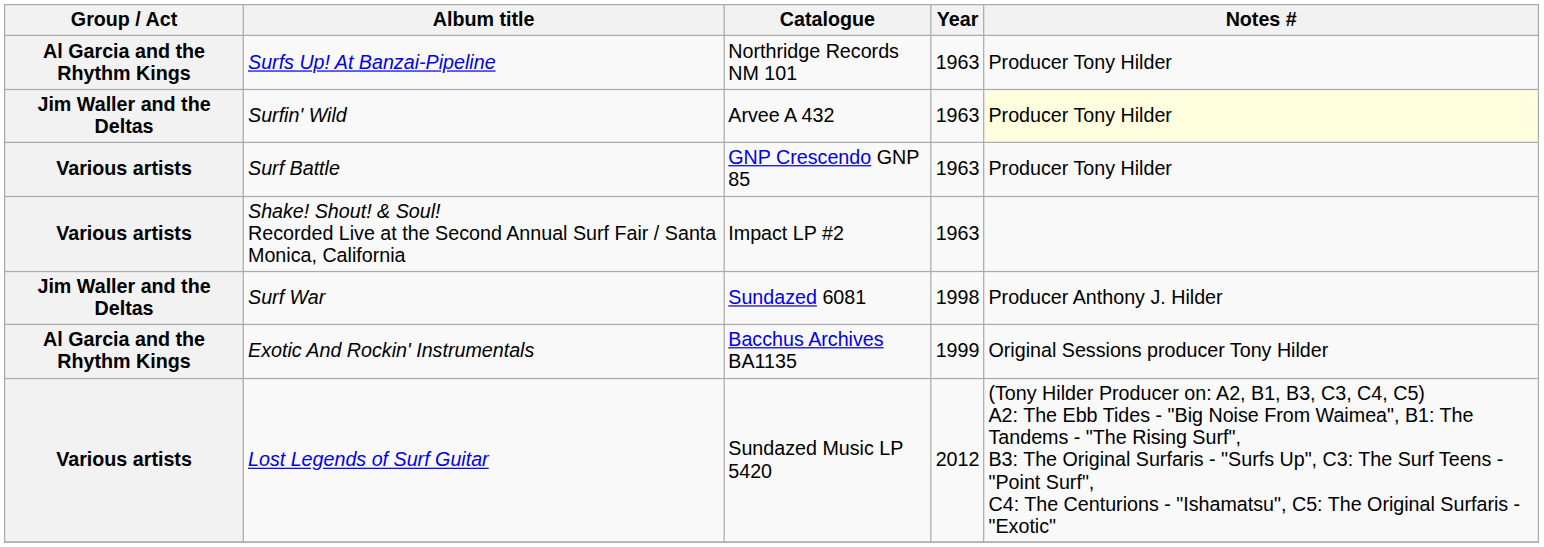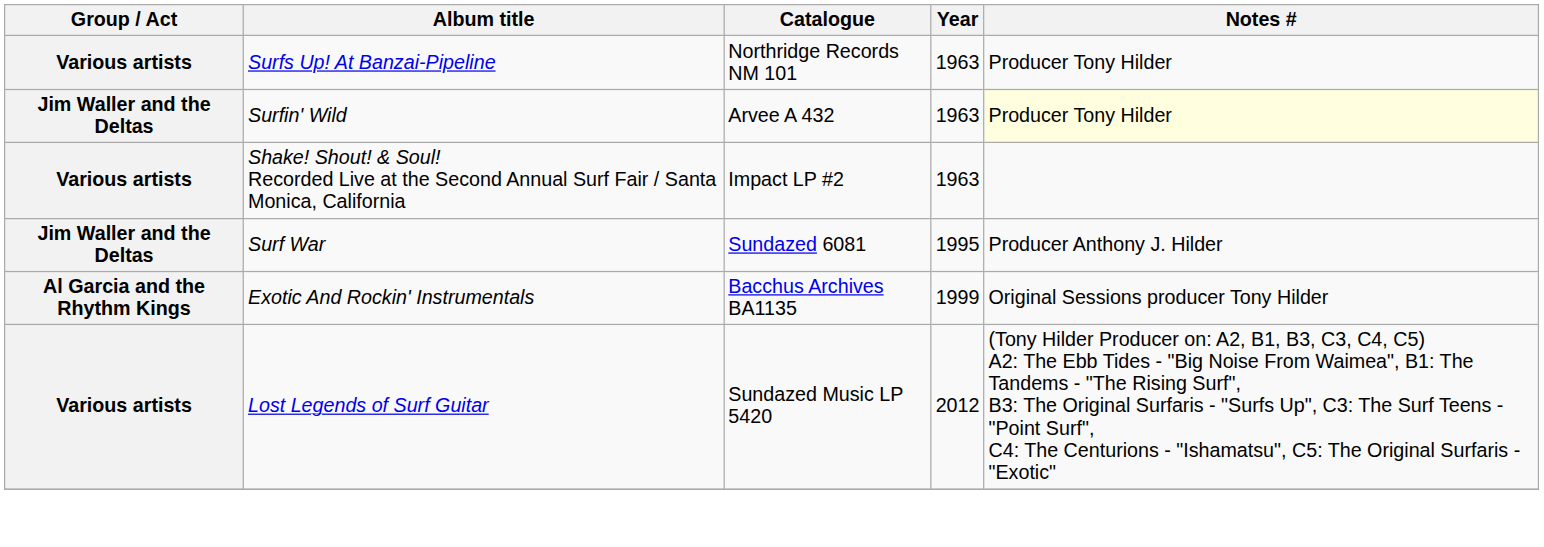(124, 62) Al Garcia and the Rhythm Kings -> (124, 62) Various artists
- row: (294, 169)
(958, 297) 1998 -> (958, 244) 1995
